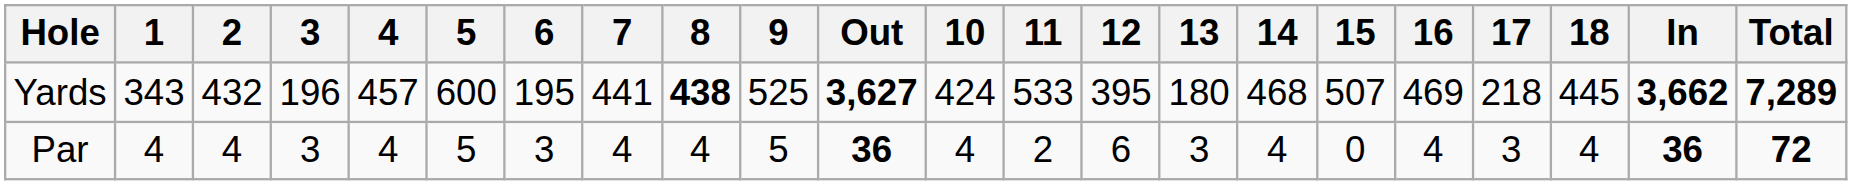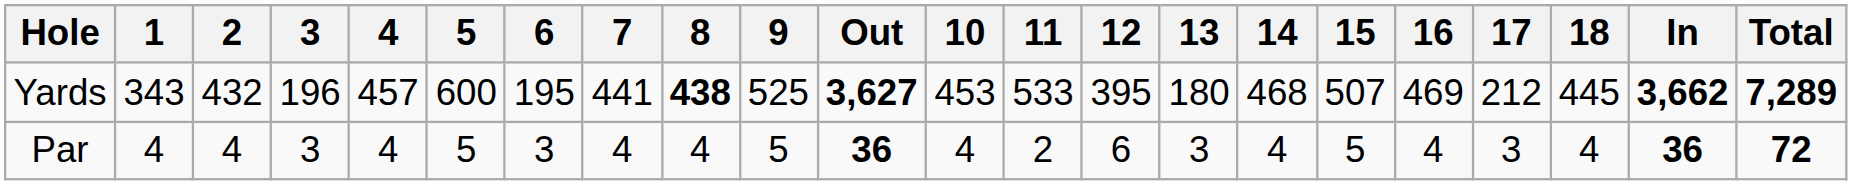(965, 91) 424 -> (965, 91) 453
(1511, 91) 218 -> (1511, 91) 212
(1355, 149) 0 -> (1355, 149) 5
